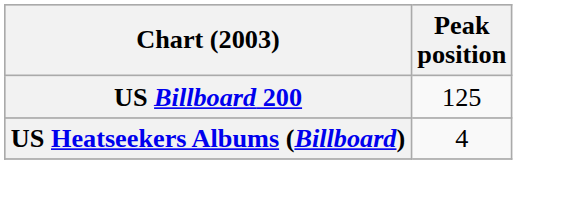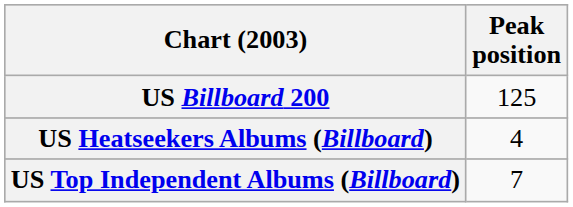+ row: (235, 179)
